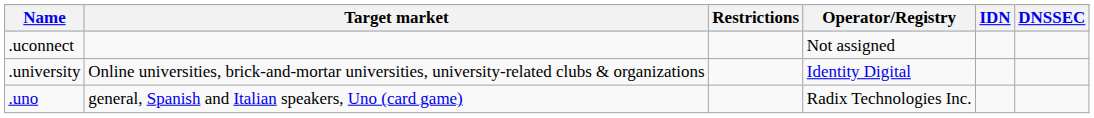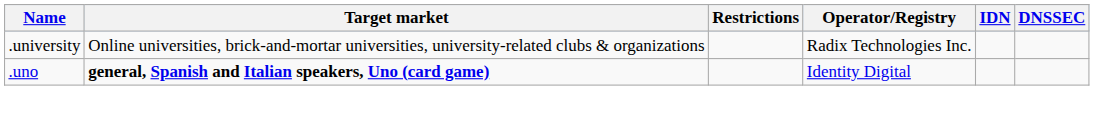- row: (41, 44)
(859, 71) Identity Digital -> (889, 44) Radix Technologies Inc.
(276, 98) normal -> (289, 71) bold
(889, 98) Radix Technologies Inc. -> (859, 71) Identity Digital
